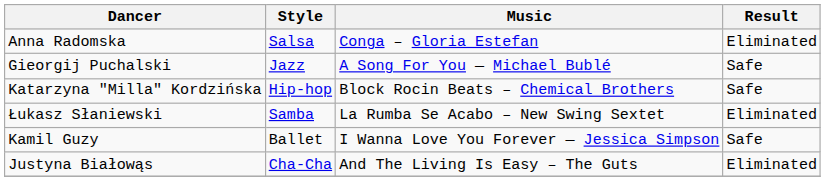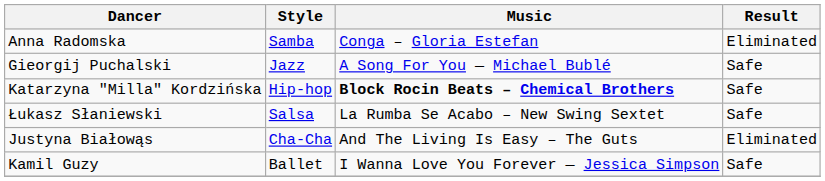(291, 41) Salsa -> (291, 41) Samba
(507, 91) normal -> (507, 91) bold
(291, 115) Samba -> (291, 115) Salsa
(772, 115) Eliminated -> (745, 115) Safe
rows swapped: (81, 164) <-> (53, 140)
